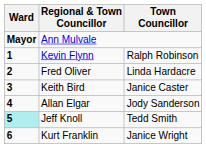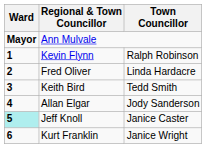(157, 87) Janice Caster -> (152, 87) Tedd Smith
(152, 119) Tedd Smith -> (157, 119) Janice Caster
